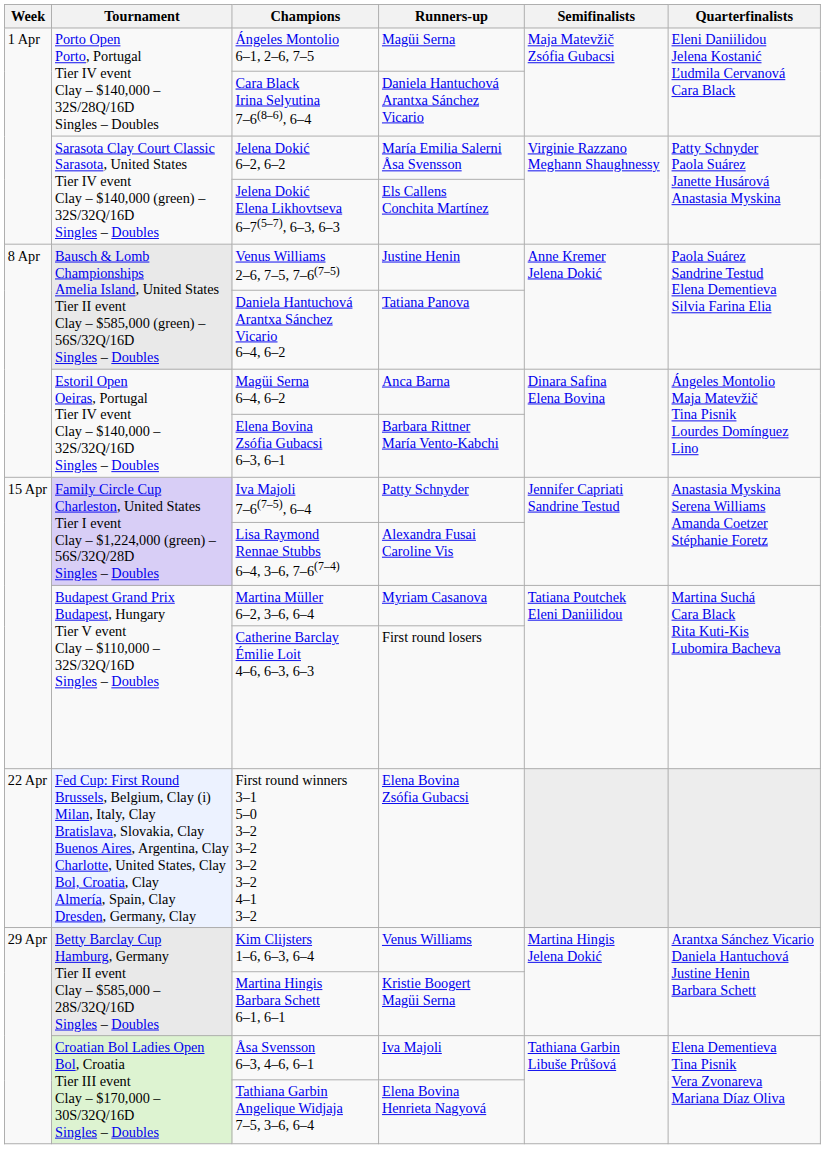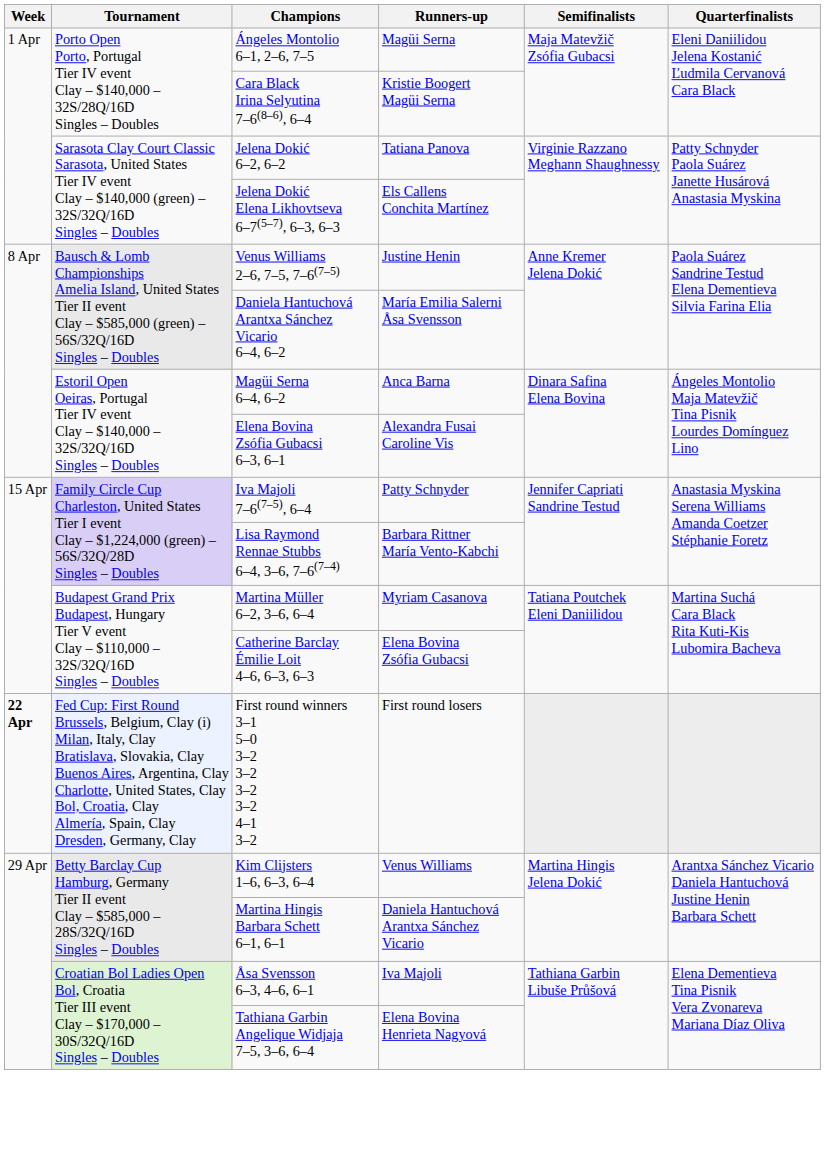(440, 100) Daniela Hantuchová Arantxa Sánchez Vicario -> (426, 91) Kristie Boogert Magüi Serna
(442, 156) María Emilia Salerni Åsa Svensson -> (426, 148) Tatiana Panova
(426, 302) Tatiana Panova -> (442, 310) María Emilia Salerni Åsa Svensson
(440, 434) Barbara Rittner María Vento-Kabchi -> (429, 434) Alexandra Fusai Caroline Vis
(429, 543) Alexandra Fusai Caroline Vis -> (440, 543) Barbara Rittner María Vento-Kabchi
(432, 638) First round losers -> (425, 650) Elena Bovina Zsófia Gubacsi
(27, 780) normal -> (20, 714) bold
(425, 788) Elena Bovina Zsófia Gubacsi -> (432, 705) First round losers
(426, 992) Kristie Boogert Magüi Serna -> (440, 926) Daniela Hantuchová Arantxa Sánchez Vicario
